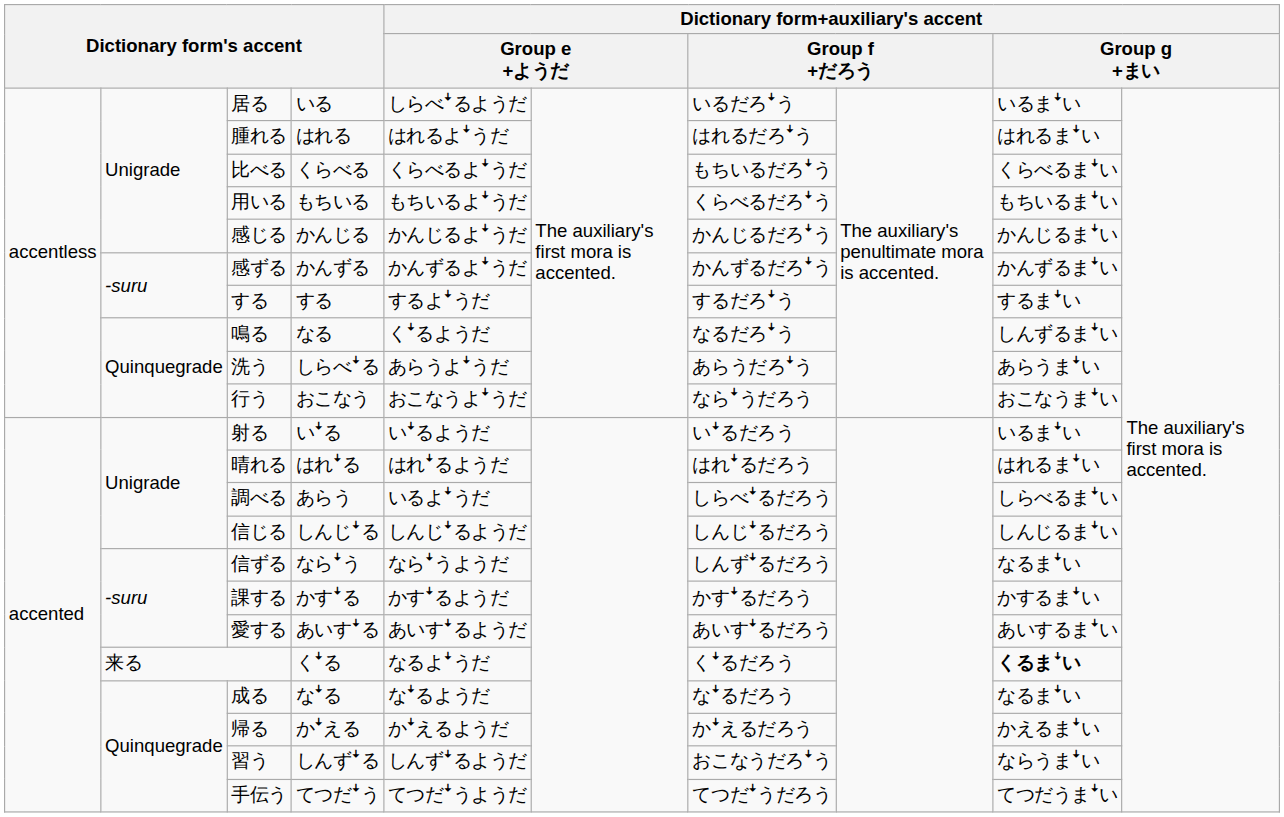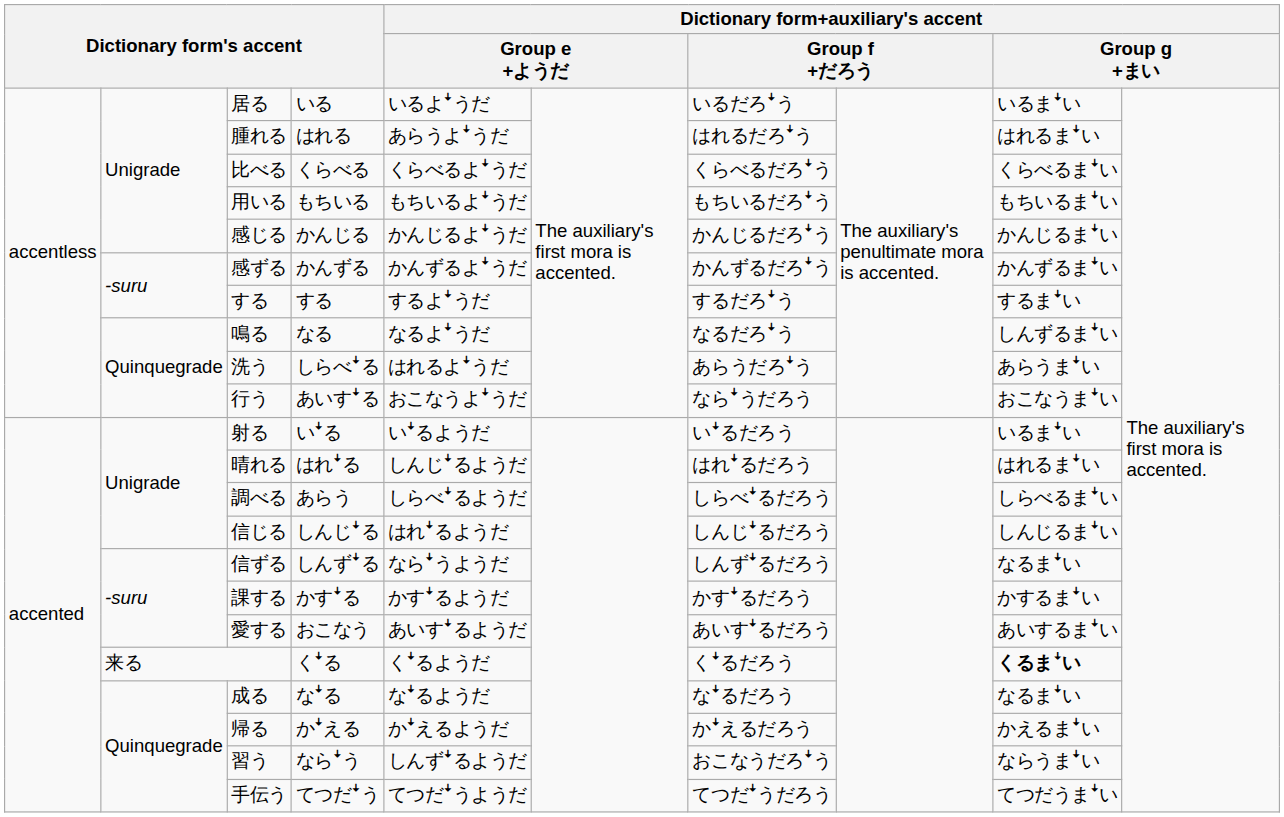(457, 103) しらべꜜるようだ -> (439, 103) いるよꜜうだ
(448, 136) はれるよꜜうだ -> (448, 136) あらうよꜜうだ
(762, 169) もちいるだろꜜう -> (762, 169) くらべるだろꜜう
(762, 202) くらべるだろꜜう -> (762, 202) もちいるだろꜜう
(439, 334) くꜜるようだ -> (439, 334) なるよꜜうだ
(448, 366) あらうよꜜうだ -> (448, 366) はれるよꜜうだ
(333, 399) おこなう -> (337, 399) あいすꜜる
(448, 465) はれꜜるようだ -> (457, 465) しんじꜜるようだ
(439, 498) いるよꜜうだ -> (457, 498) しらべꜜるようだ
(457, 531) しんじꜜるようだ -> (448, 531) はれꜜるようだ
(328, 564) ならꜜう -> (337, 564) しんずꜜる
(337, 630) あいすꜜる -> (333, 630) おこなう
(439, 663) なるよꜜうだ -> (439, 663) くꜜるようだ
(337, 761) しんずꜜる -> (328, 761) ならꜜう
